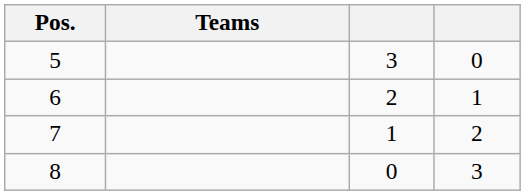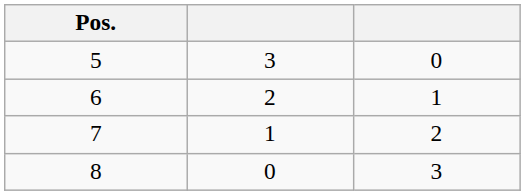- column: (227, 23)
